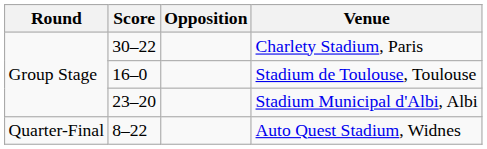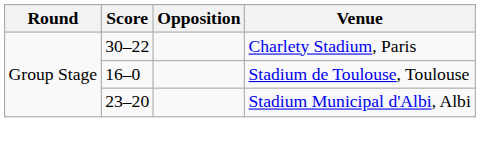- row: (358, 130)
